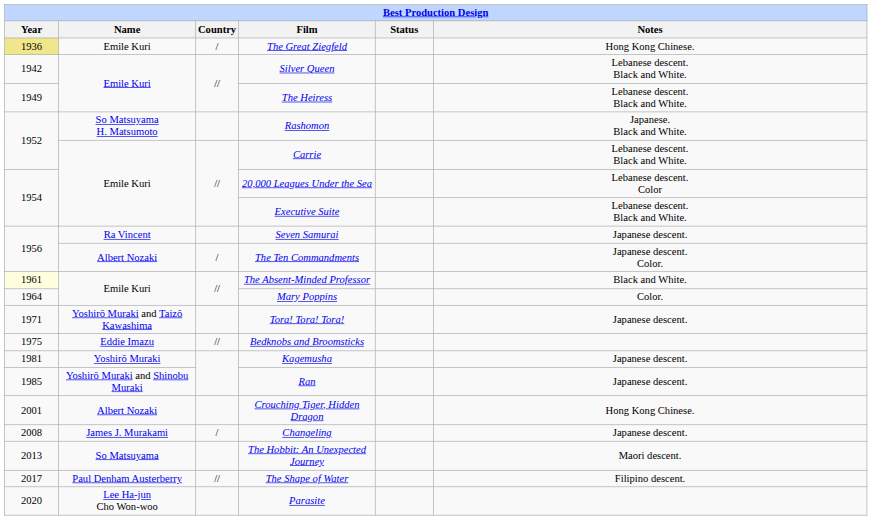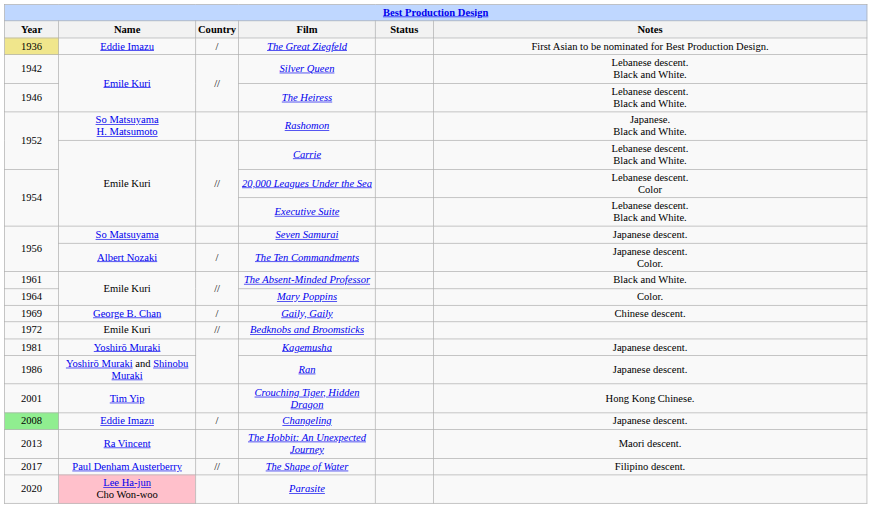(127, 46) Emile Kuri -> (127, 46) Eddie Imazu
(650, 46) Hong Kong Chinese. -> (650, 46) First Asian to be nominated for Best Production Design.
(32, 97) 1949 -> (32, 97) 1946
(127, 234) Ra Vincent -> (127, 234) So Matsuyama
(32, 280) lightyellow background -> (32, 280) no background
+ row: (307, 313)
- row: (307, 319)
(32, 342) 1975 -> (32, 330) 1972
(127, 342) Eddie Imazu -> (127, 330) Emile Kuri
(32, 381) 1985 -> (32, 369) 1986
(127, 410) Albert Nozaki -> (127, 398) Tim Yip
(32, 433) no background -> (32, 421) lightgreen background
(127, 433) James J. Murakami -> (127, 421) Eddie Imazu
(127, 455) So Matsuyama -> (127, 443) Ra Vincent
(127, 501) no background -> (127, 489) pink background
